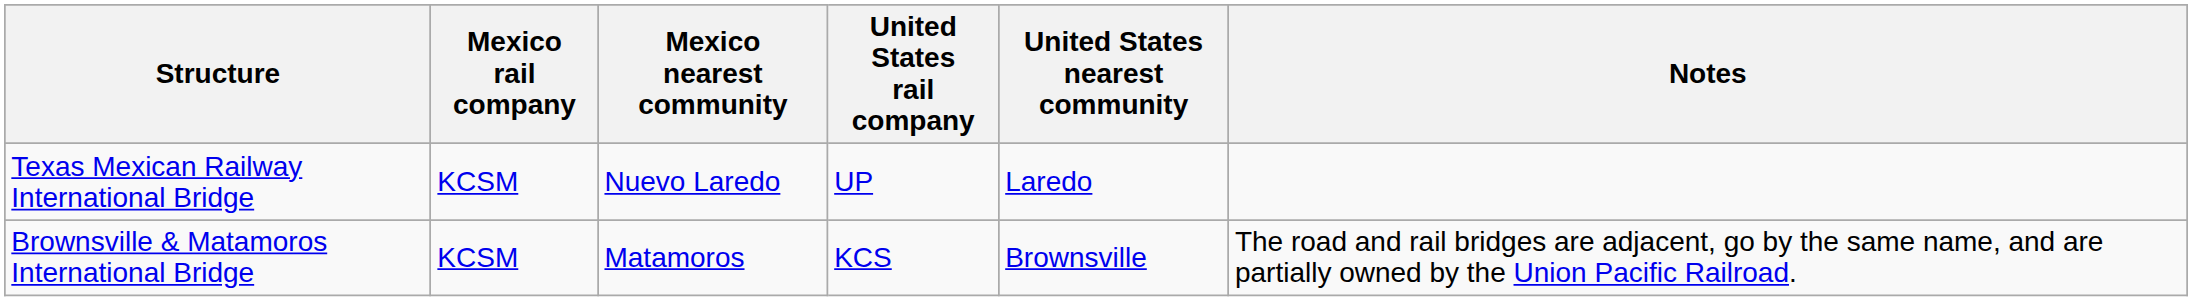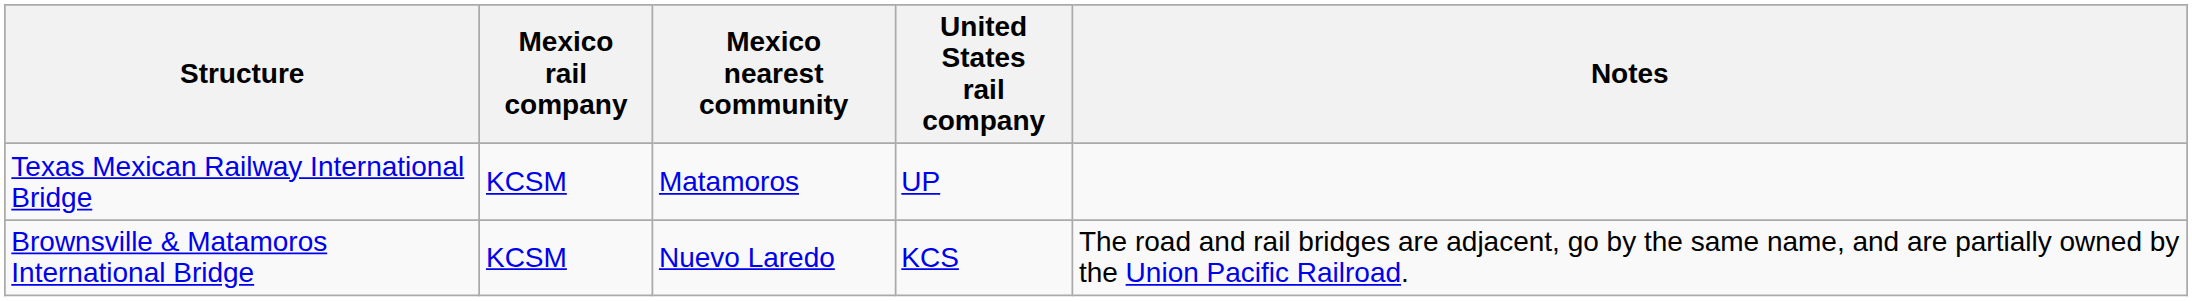- column: (1114, 73)
(692, 181) Nuevo Laredo -> (729, 181) Matamoros
(674, 257) Matamoros -> (747, 257) Nuevo Laredo
